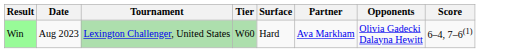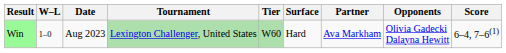+ column: (50, 12)
